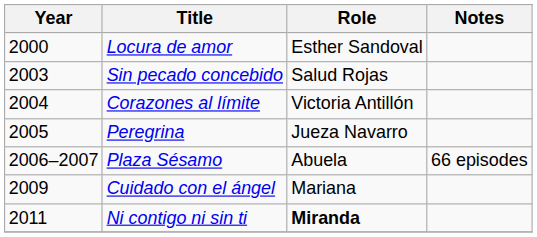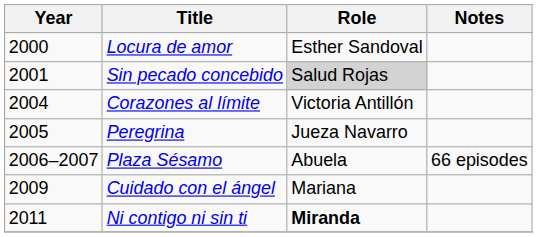(29, 75) 2003 -> (29, 75) 2001
(340, 75) no background -> (340, 75) lightgrey background
